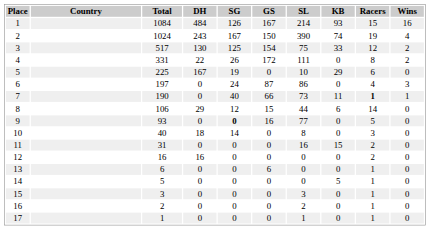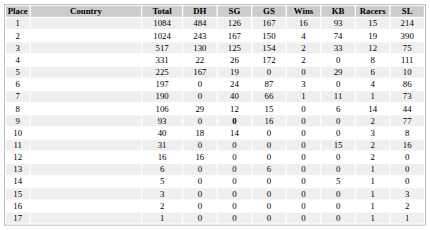columns swapped: (304, 11) <-> (407, 11)
(373, 96) bold -> (373, 96) normal
(373, 121) 5 -> (373, 121) 2
